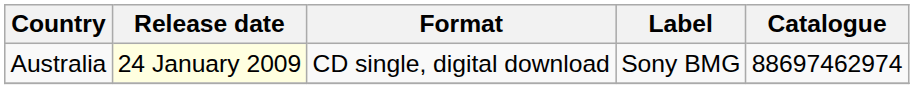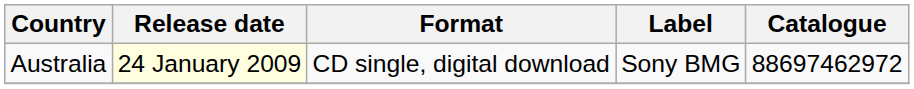(827, 63) 88697462974 -> (827, 63) 88697462972
